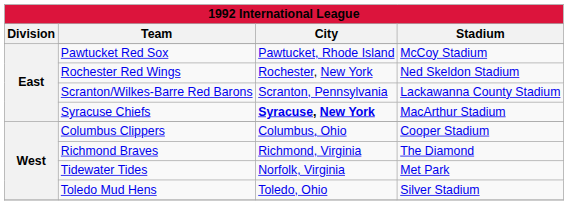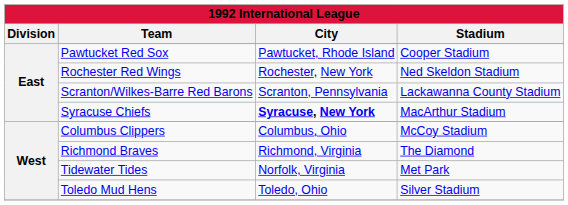(444, 53) McCoy Stadium -> (445, 53) Cooper Stadium
(445, 131) Cooper Stadium -> (444, 131) McCoy Stadium
